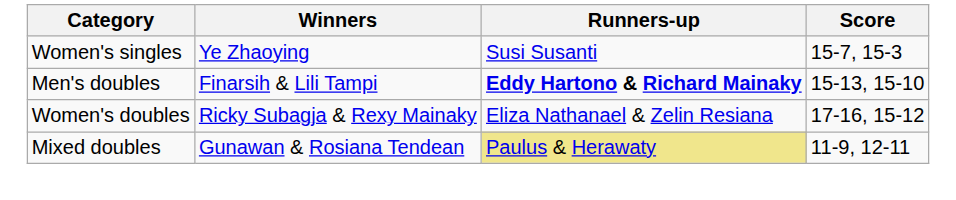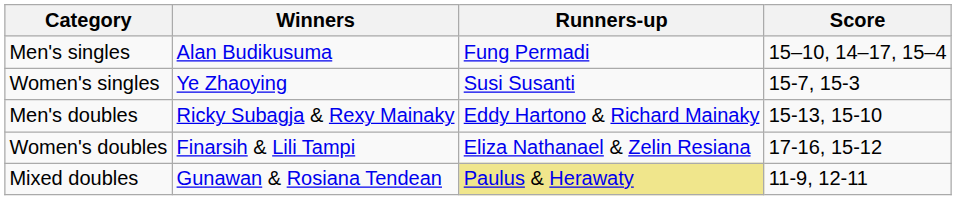+ row: (70, 52)
(288, 83) Finarsih & Lili Tampi -> (316, 115) Ricky Subagja & Rexy Mainaky
(644, 83) bold -> (612, 115) normal
(338, 115) Ricky Subagja & Rexy Mainaky -> (266, 147) Finarsih & Lili Tampi
